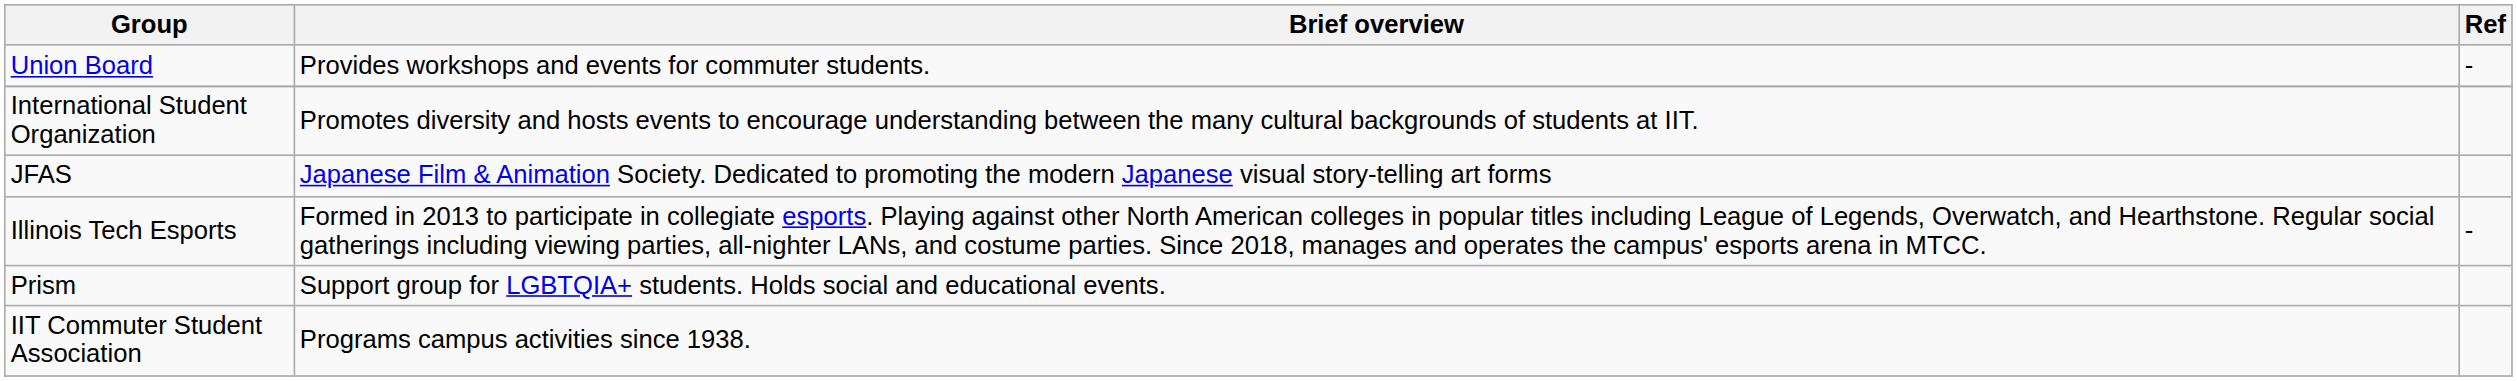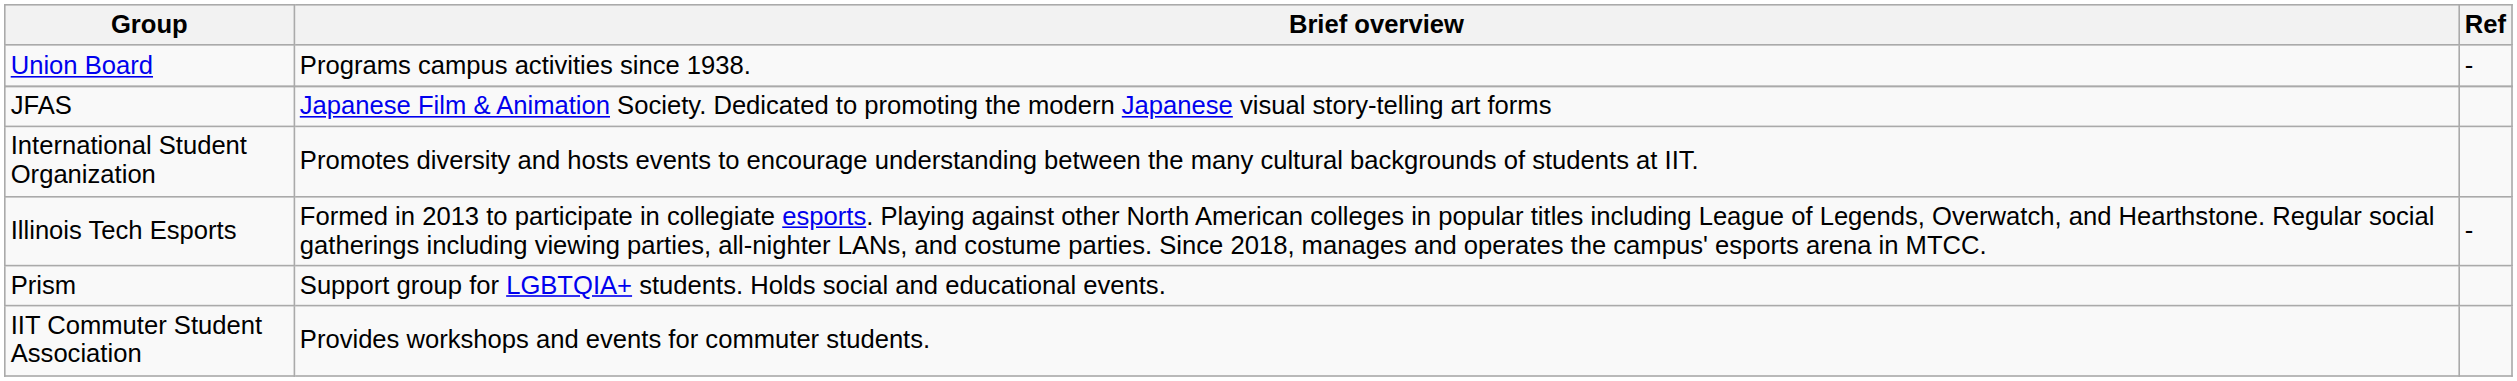(615, 65) Provides workshops and events for commuter students. -> (525, 65) Programs campus activities since 1938.
rows swapped: (129, 120) <-> (41, 175)
(525, 340) Programs campus activities since 1938. -> (615, 340) Provides workshops and events for commuter students.
